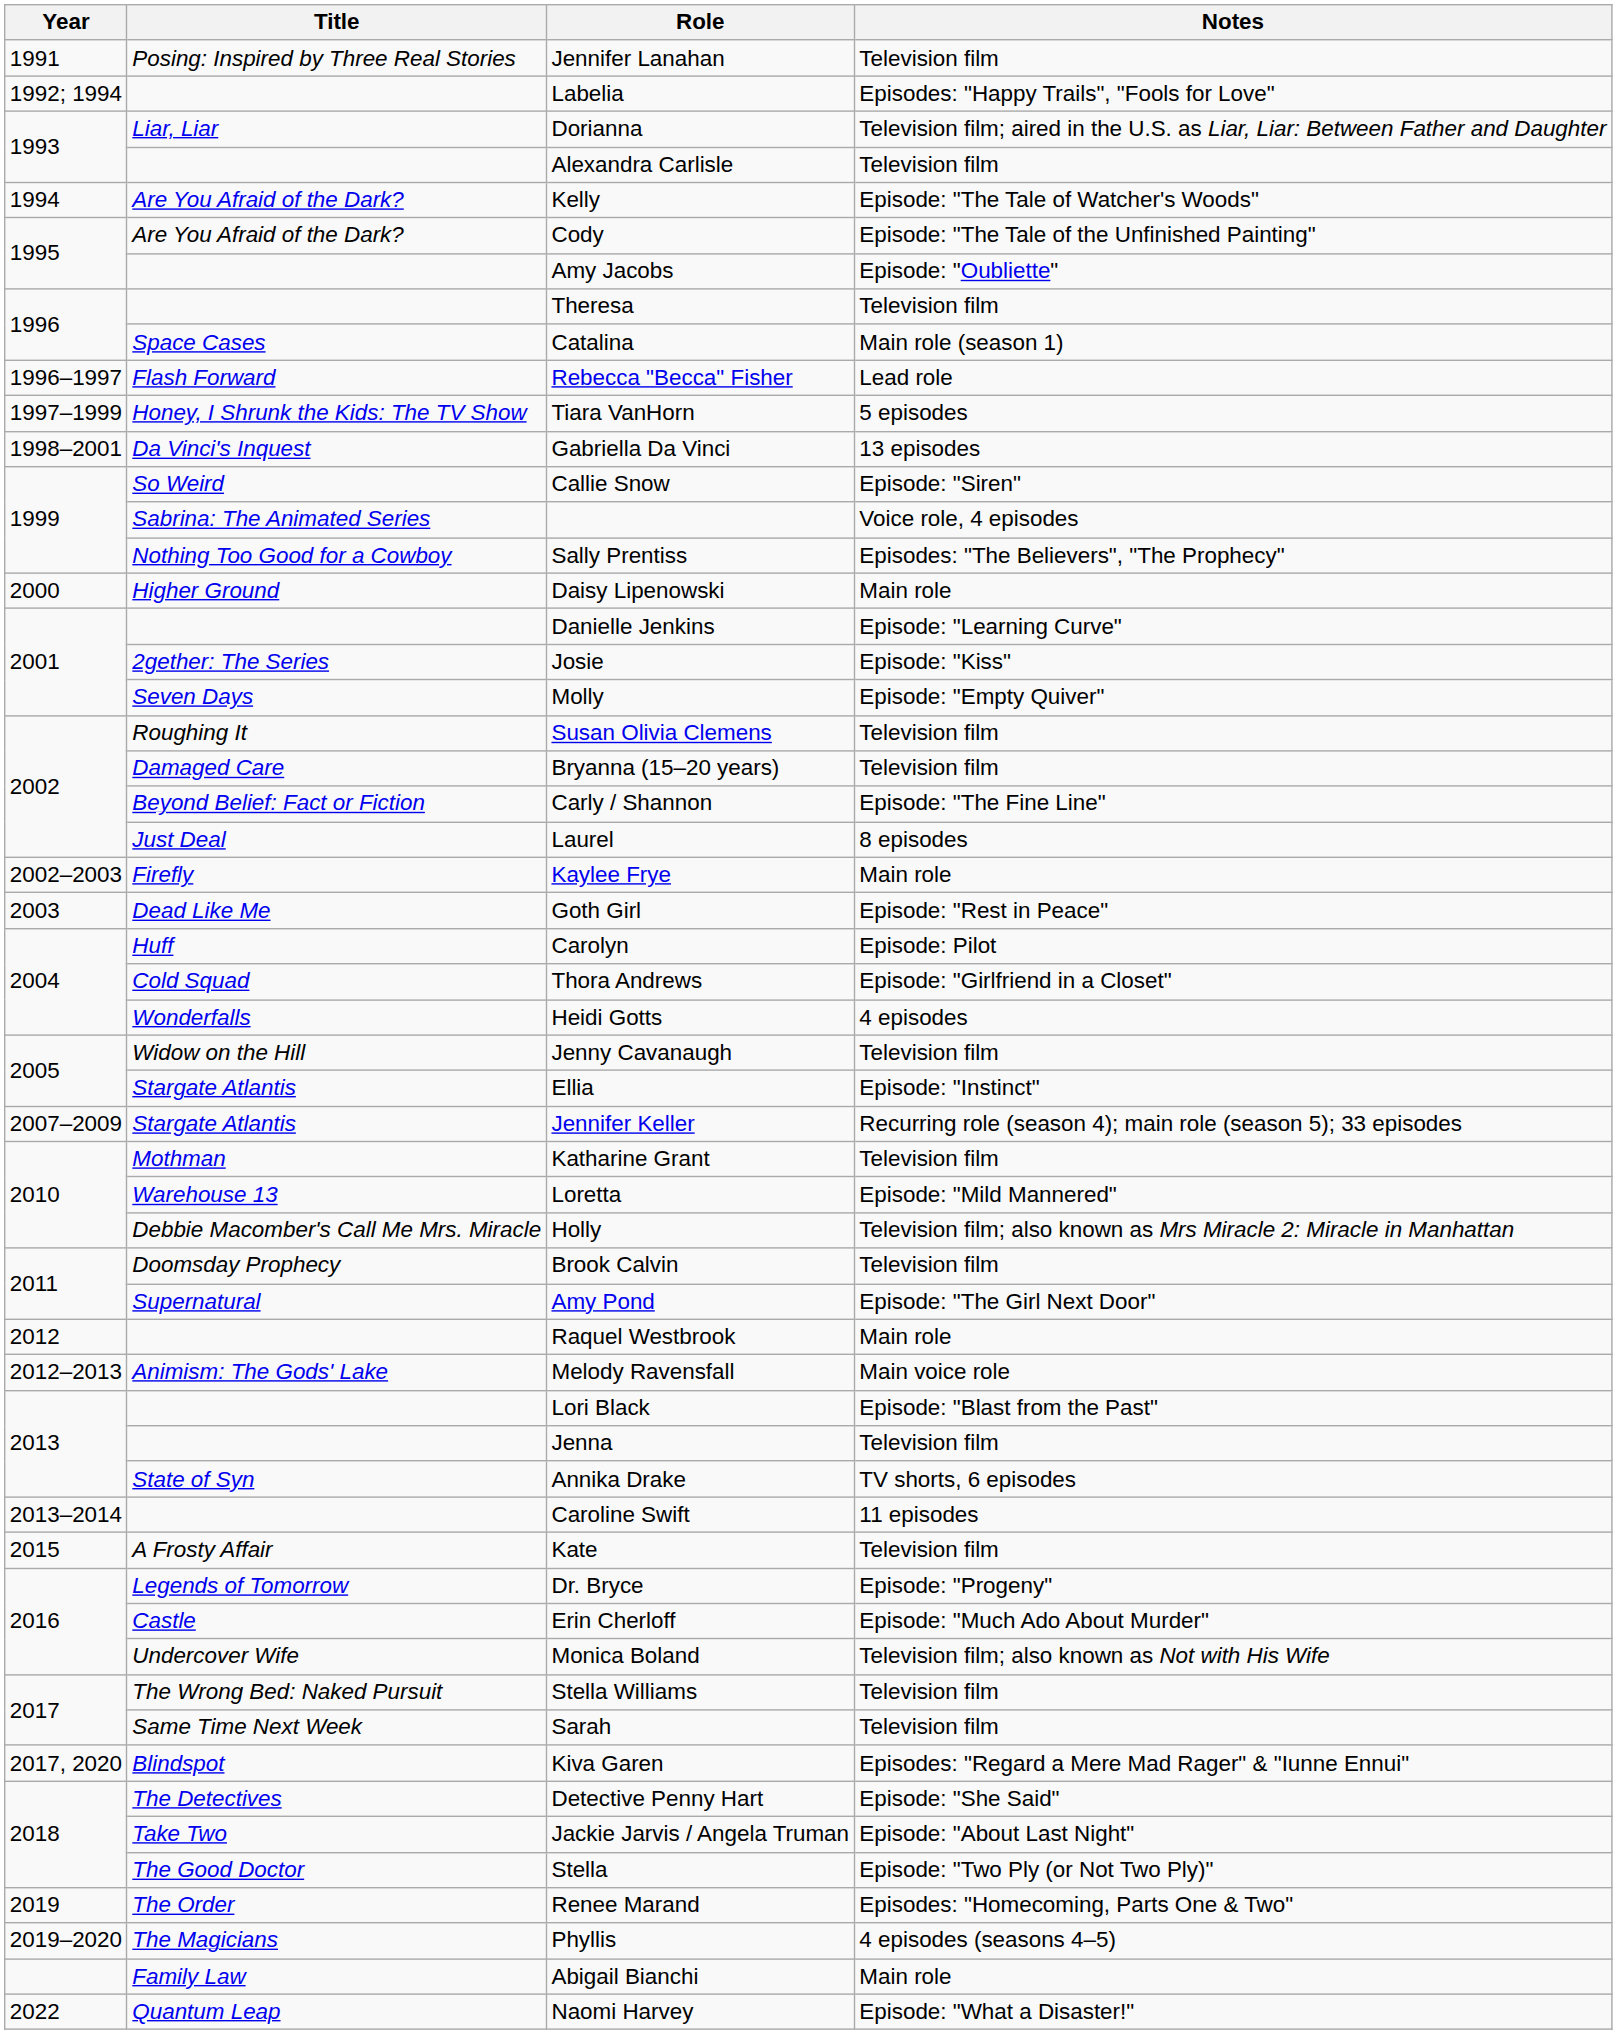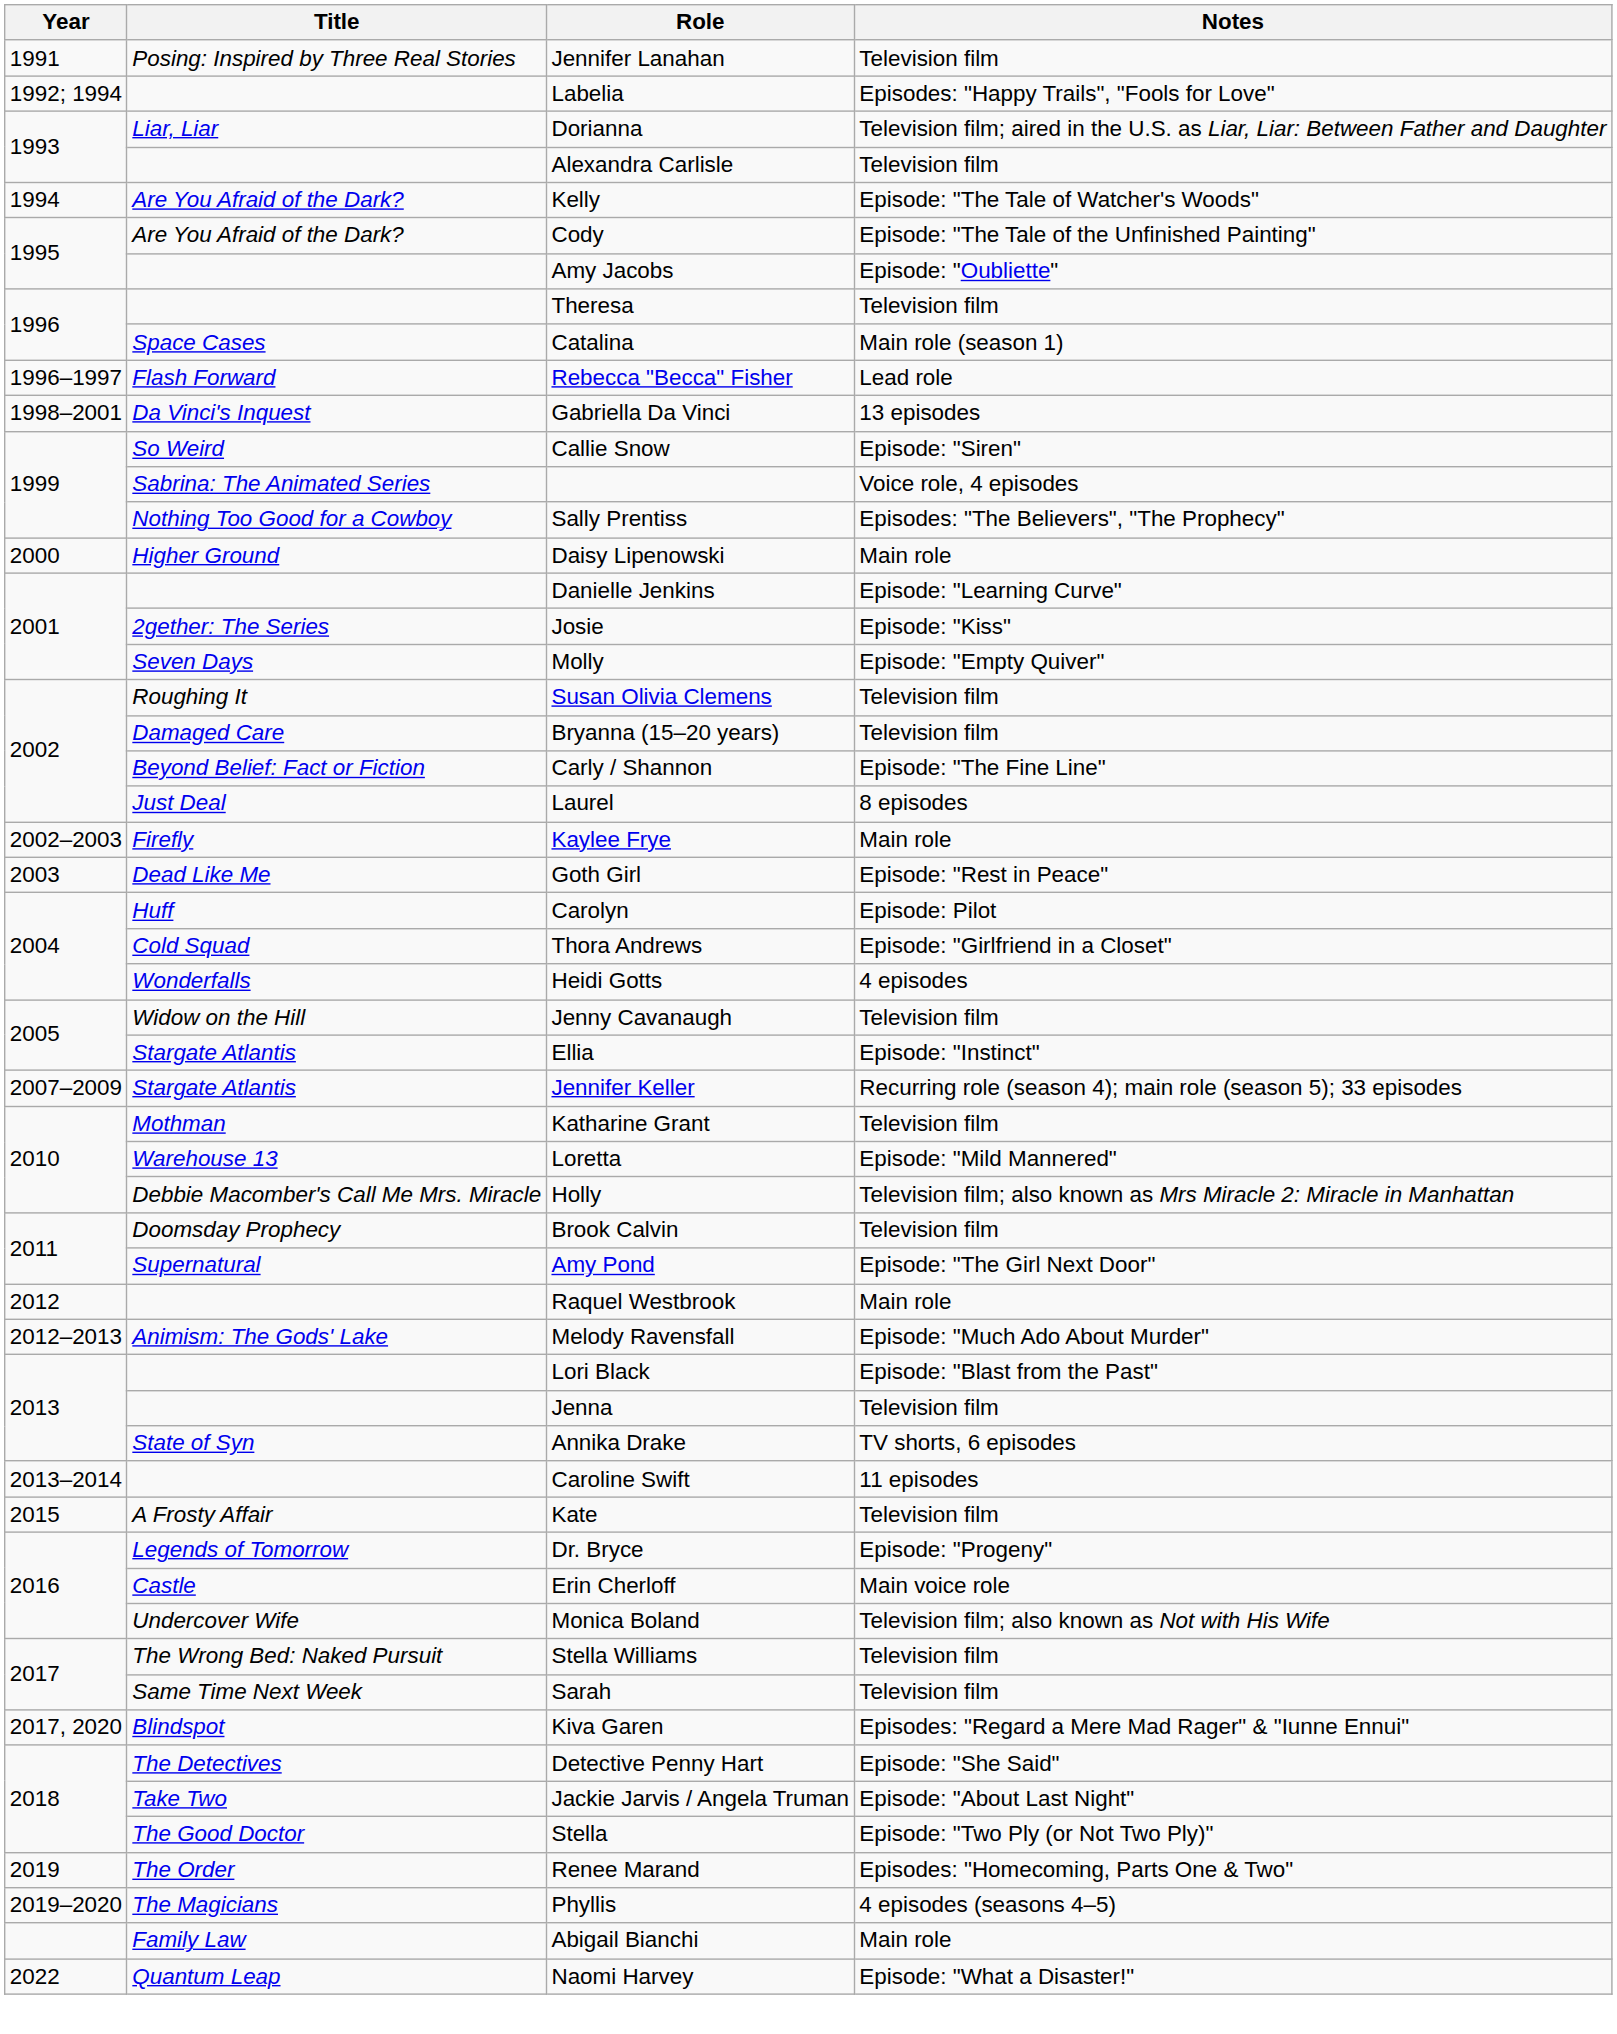- row: (623, 413)
(935, 1372) Main voice role -> (1034, 1336) Episode: "Much Ado About Murder"
(1034, 1620) Episode: "Much Ado About Murder" -> (935, 1585) Main voice role
